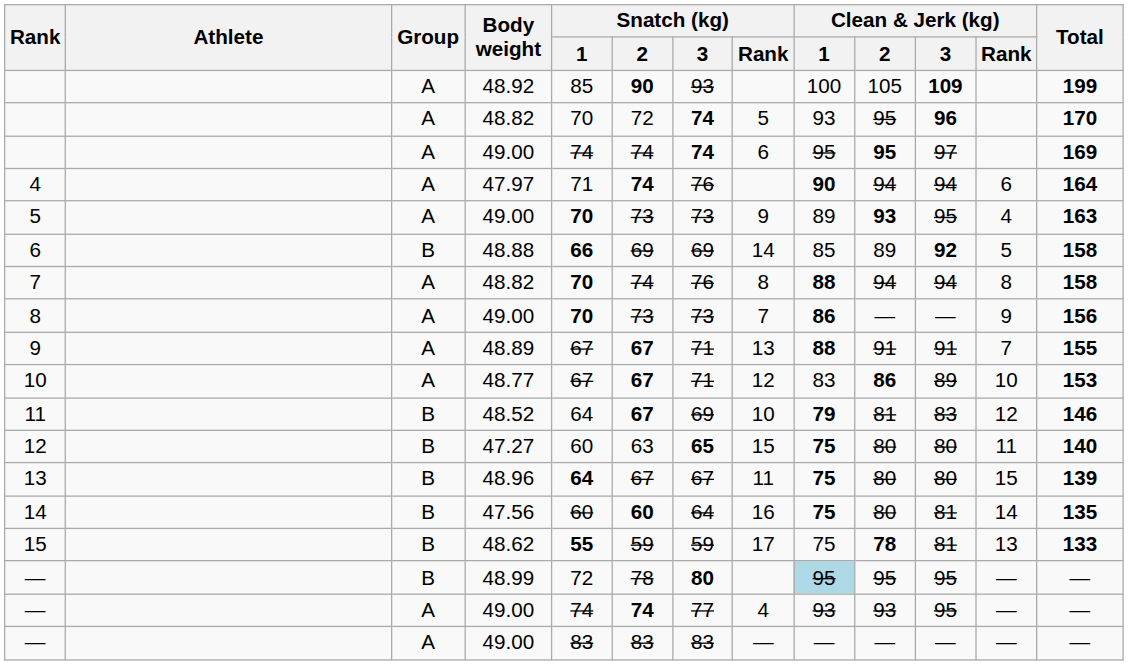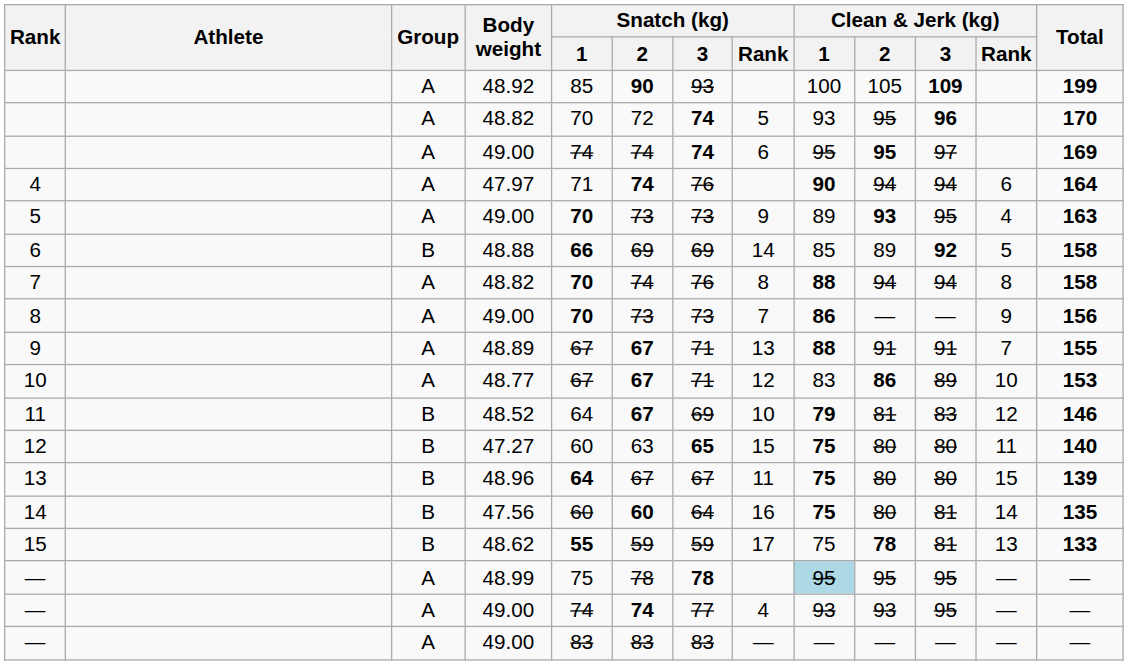(428, 577) B -> (428, 577) A
(582, 577) 72 -> (582, 577) 75
(703, 577) 80 -> (703, 577) 78
